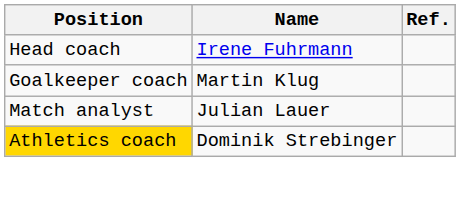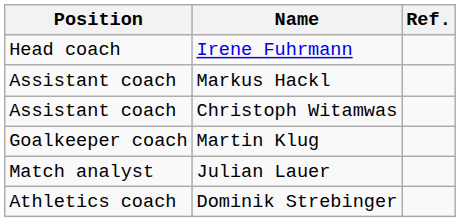+ row: (263, 80)
+ row: (297, 111)
(93, 141) gold background -> (93, 202) no background
